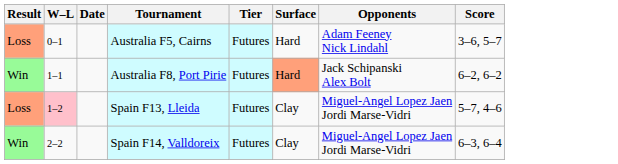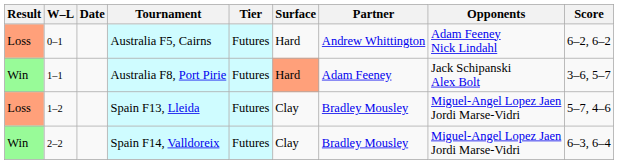+ column: (374, 14)
(480, 41) 3–6, 5–7 -> (589, 41) 6–2, 6–2
(480, 75) 6–2, 6–2 -> (589, 75) 3–6, 5–7
(55, 109) pink background -> (55, 109) no background
